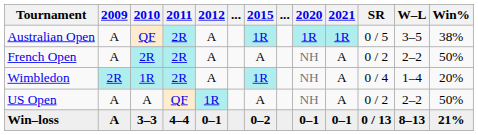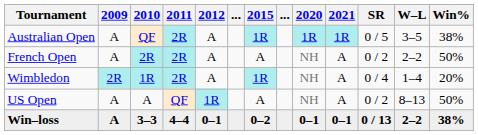(412, 99) 2–2 -> (412, 99) 8–13
(412, 120) 8–13 -> (412, 120) 2–2
(451, 120) 21% -> (451, 120) 38%
